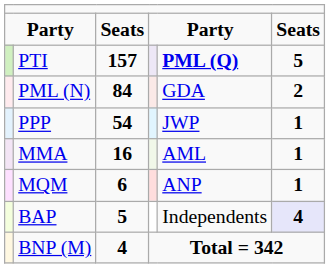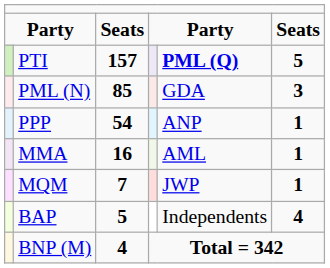(122, 91) 84 -> (122, 91) 85
(298, 91) 2 -> (298, 91) 3
(181, 122) JWP -> (182, 122) ANP
(122, 185) 6 -> (122, 185) 7
(182, 185) ANP -> (181, 185) JWP
(298, 216) lavender background -> (298, 216) no background
